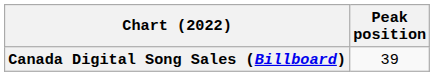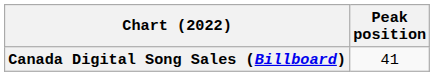(390, 59) 39 -> (390, 59) 41
